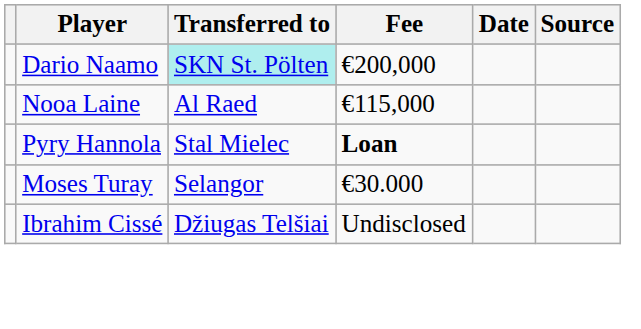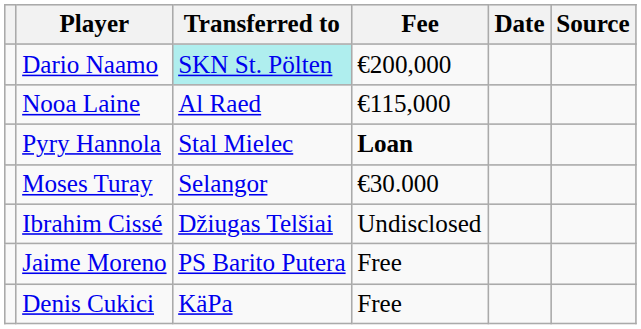+ row: (94, 263)
+ row: (88, 303)
